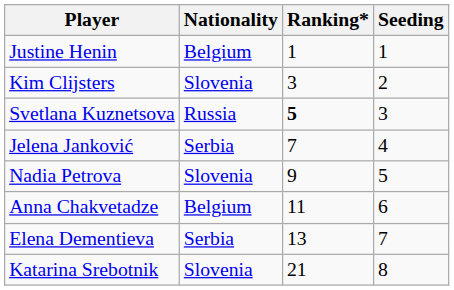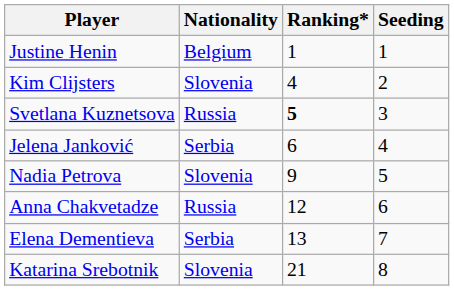(292, 82) 3 -> (292, 82) 4
(292, 144) 7 -> (292, 144) 6
(218, 207) Belgium -> (210, 207) Russia
(296, 207) 11 -> (297, 207) 12
